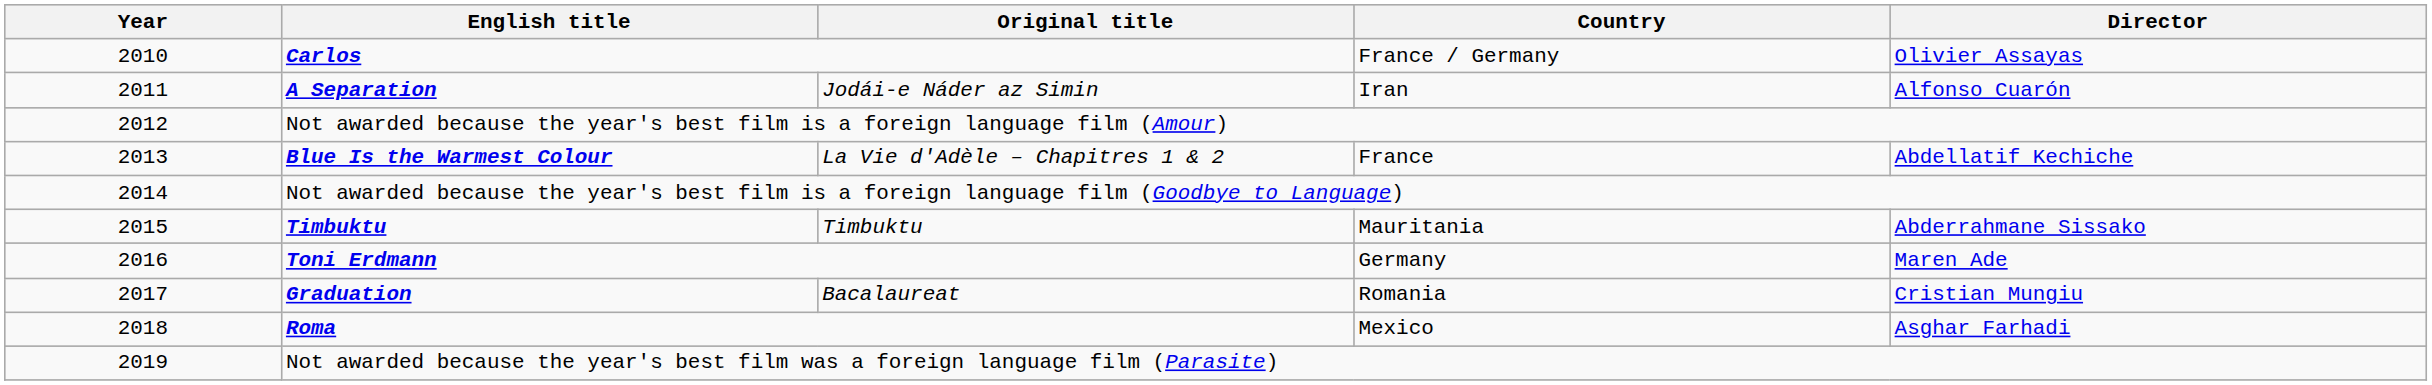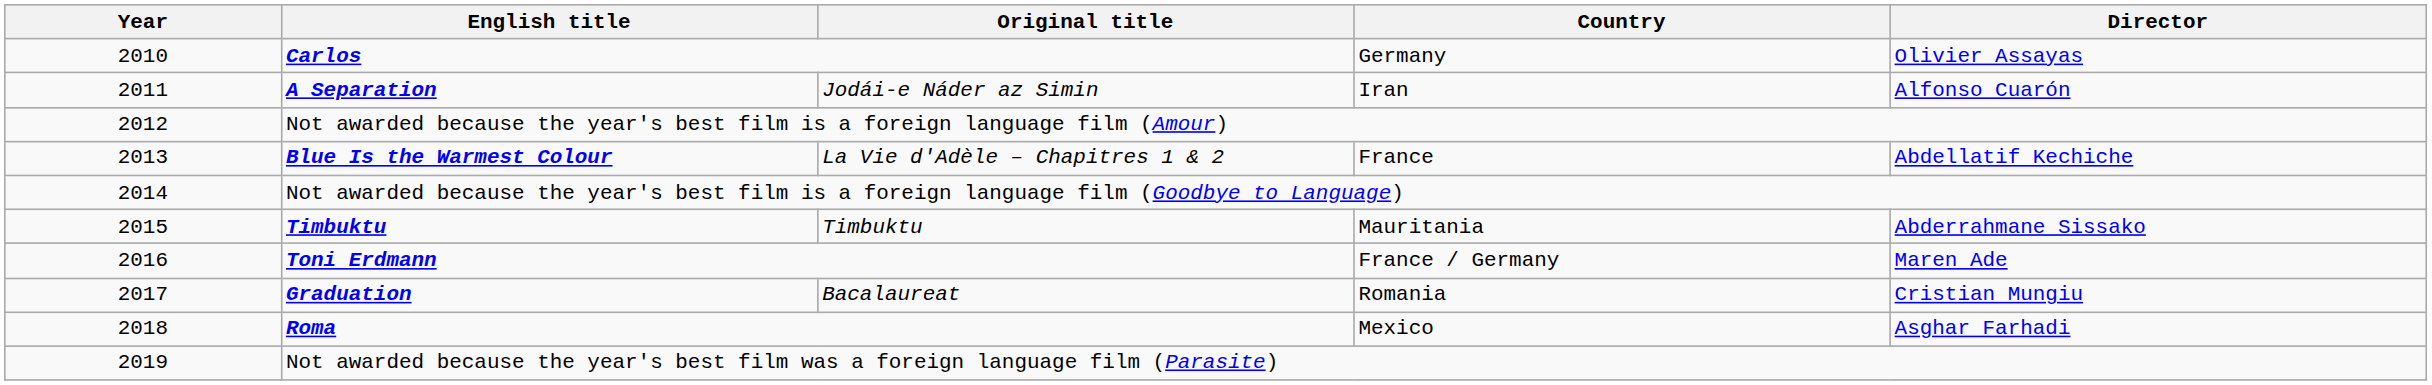(1459, 56) France / Germany -> (1402, 56) Germany
(1402, 261) Germany -> (1459, 261) France / Germany
